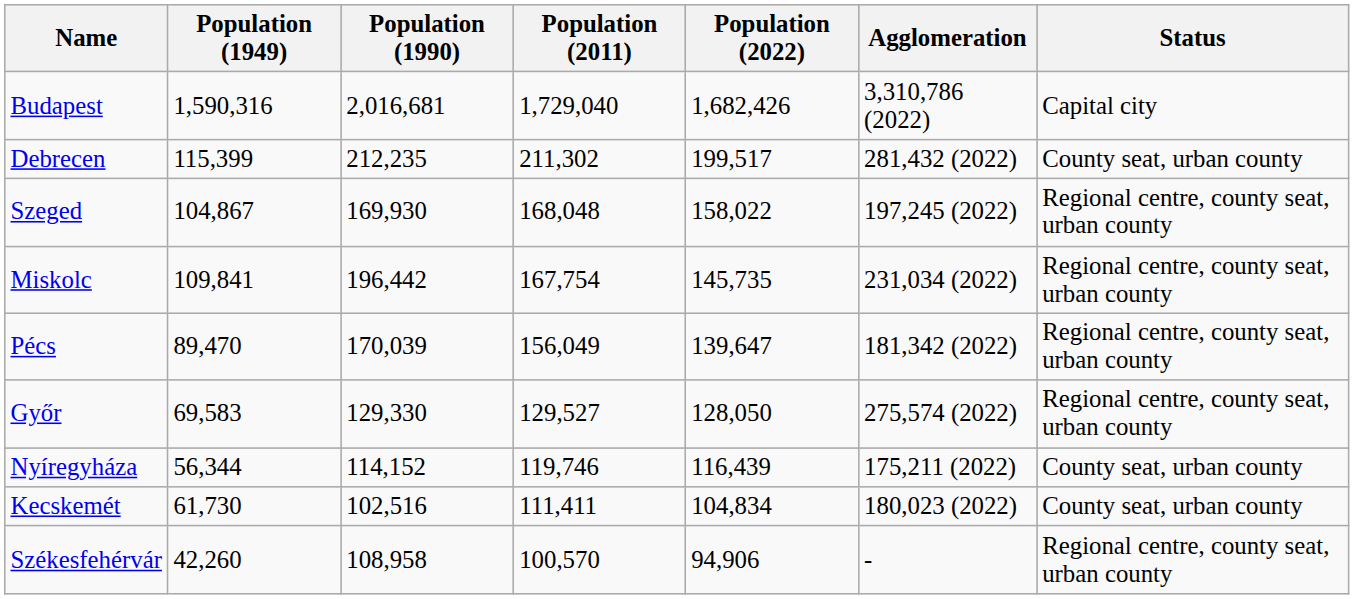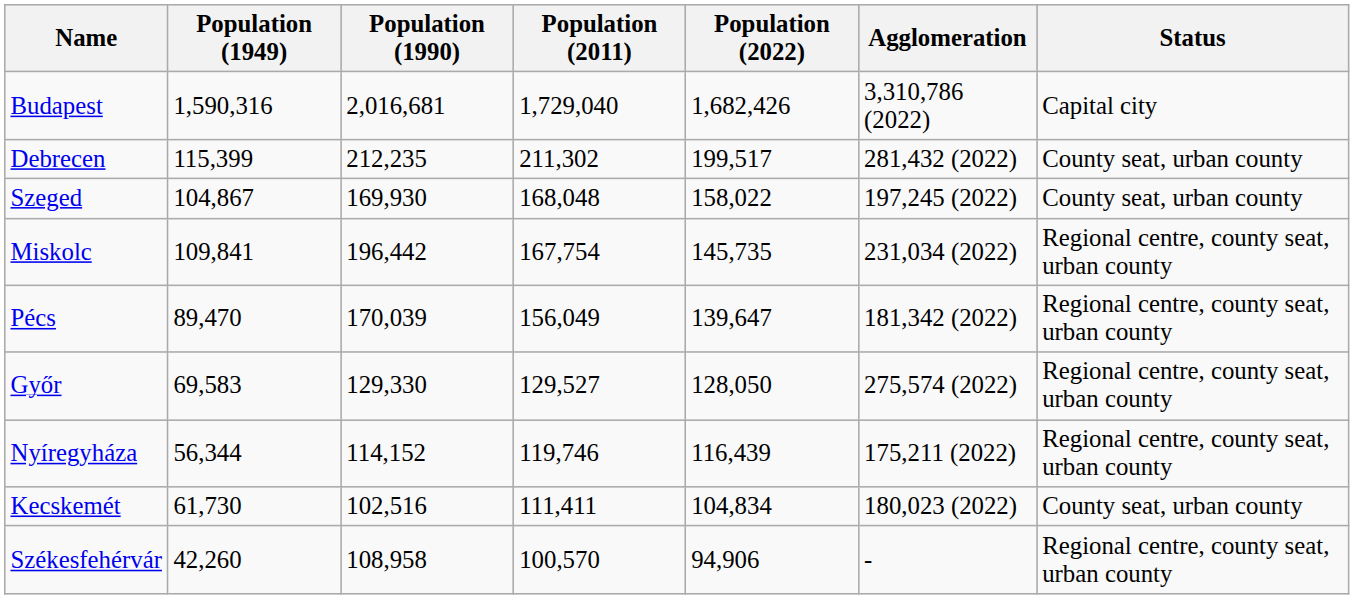(1186, 211) Regional centre, county seat, urban county -> (1172, 197) County seat, urban county
(1172, 466) County seat, urban county -> (1186, 452) Regional centre, county seat, urban county
